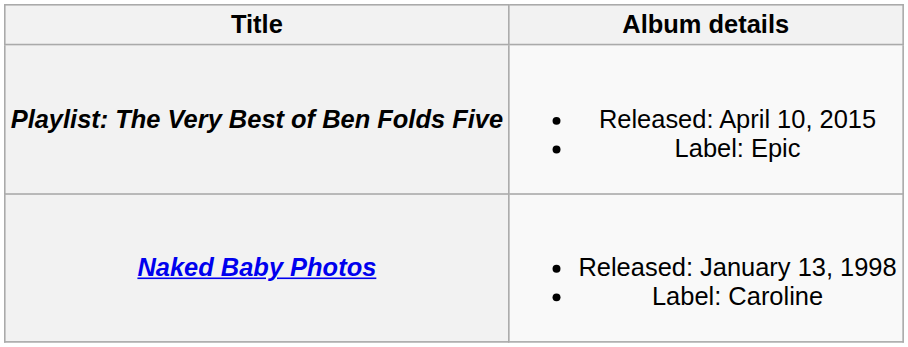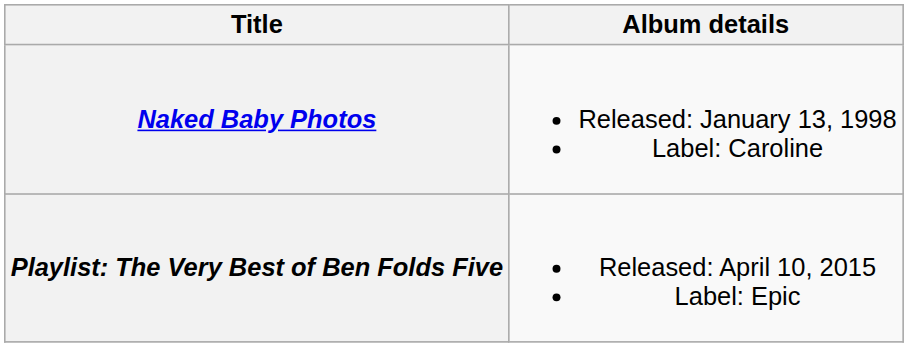rows swapped: (257, 267) <-> (257, 119)
